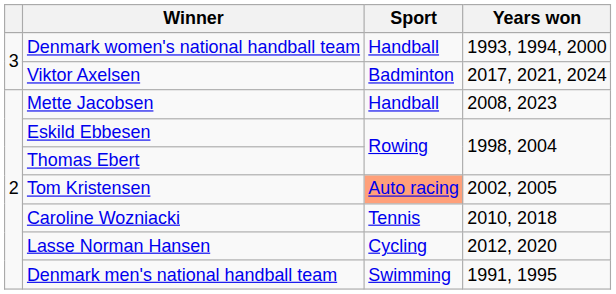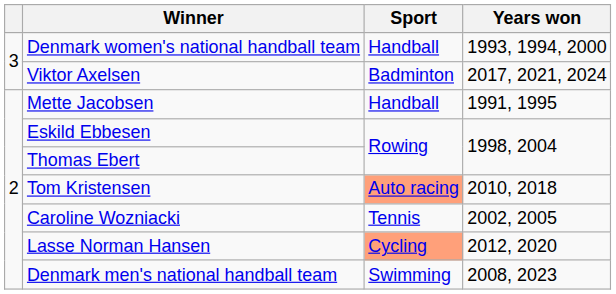(512, 103) 2008, 2023 -> (512, 103) 1991, 1995
(512, 189) 2002, 2005 -> (512, 189) 2010, 2018
(512, 217) 2010, 2018 -> (512, 217) 2002, 2005
(398, 246) no background -> (398, 246) lightsalmon background
(512, 274) 1991, 1995 -> (512, 274) 2008, 2023
